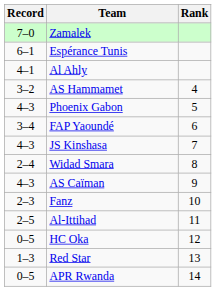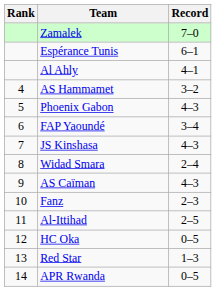columns swapped: (194, 13) <-> (26, 13)
